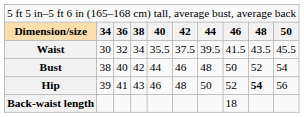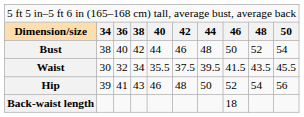rows swapped: (51, 67) <-> (51, 49)
(257, 85) bold -> (257, 85) normal
